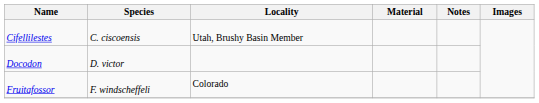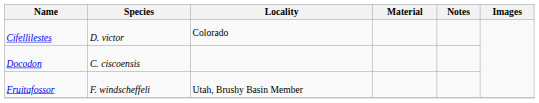(115, 38) C. ciscoensis -> (107, 38) D. victor
(248, 38) Utah, Brushy Basin Member -> (210, 32) Colorado
(107, 64) D. victor -> (115, 64) C. ciscoensis
(210, 84) Colorado -> (248, 90) Utah, Brushy Basin Member
